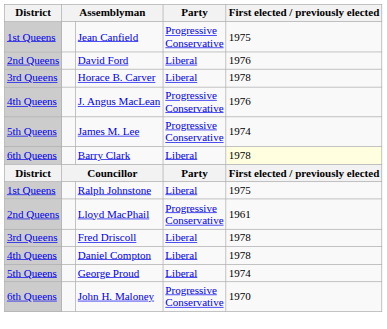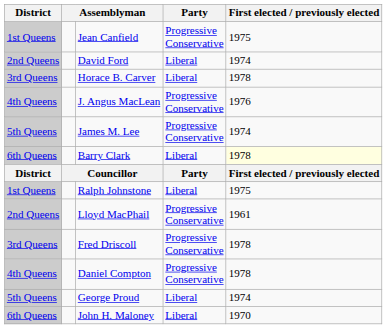(240, 60) 1976 -> (240, 60) 1974
(181, 238) Liberal -> (194, 244) Progressive Conservative
(181, 255) Liberal -> (194, 274) Progressive Conservative
(194, 296) Progressive Conservative -> (181, 315) Liberal
